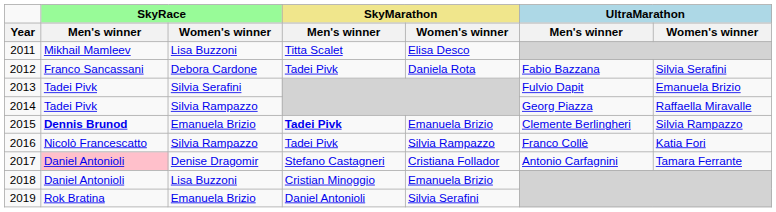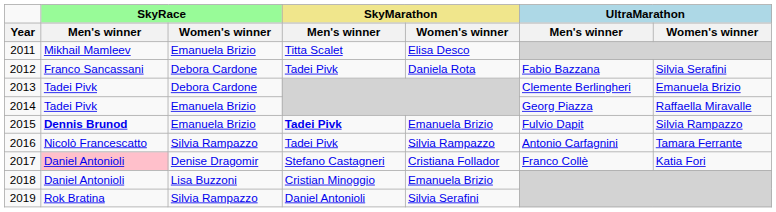(204, 51) Lisa Buzzoni -> (213, 51) Emanuela Brizio
(206, 88) Silvia Serafini -> (214, 88) Debora Cardone
(553, 88) Fulvio Dapit -> (576, 88) Clemente Berlingheri
(214, 106) Silvia Rampazzo -> (213, 106) Emanuela Brizio
(576, 125) Clemente Berlingheri -> (553, 125) Fulvio Dapit
(555, 143) Franco Collè -> (570, 143) Antonio Carfagnini
(681, 143) Katia Fori -> (699, 143) Tamara Ferrante
(570, 161) Antonio Carfagnini -> (555, 161) Franco Collè
(699, 161) Tamara Ferrante -> (681, 161) Katia Fori
(213, 198) Emanuela Brizio -> (214, 198) Silvia Rampazzo
